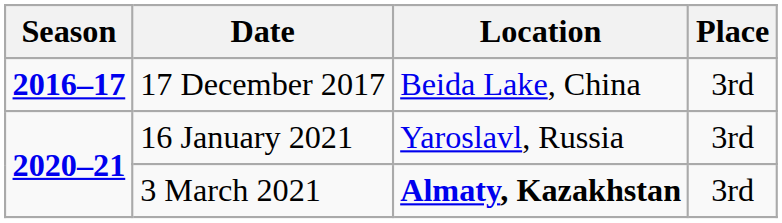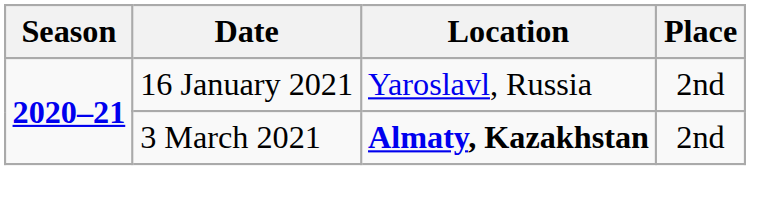- row: (263, 84)
(733, 137) 3rd -> (701, 84) 2nd
(733, 190) 3rd -> (701, 137) 2nd
